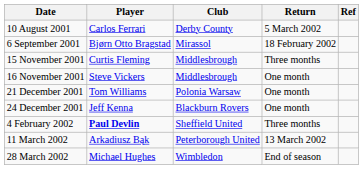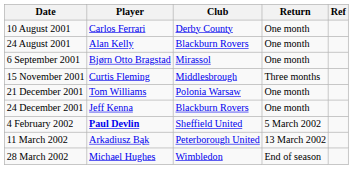(293, 28) 5 March 2002 -> (287, 28) One month
+ row: (39, 44)
(300, 44) 18 February 2002 -> (287, 60) One month
- row: (46, 76)
(292, 124) Three months -> (293, 124) 5 March 2002
